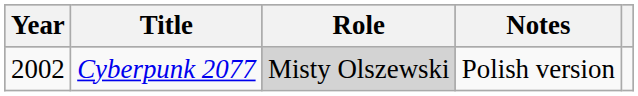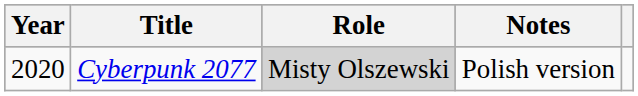(38, 68) 2002 -> (38, 68) 2020
